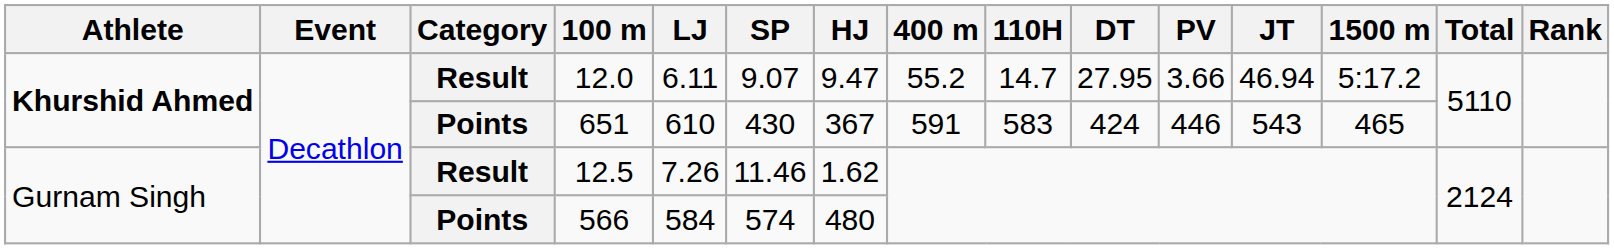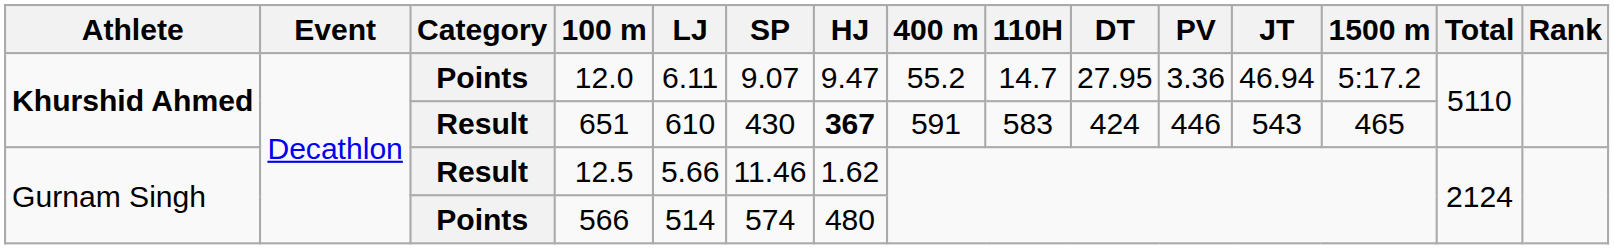(482, 77) Result -> (482, 77) Points
(1196, 77) 3.66 -> (1196, 77) 3.36
(482, 124) Points -> (482, 124) Result
(850, 124) normal -> (850, 124) bold
(690, 172) 7.26 -> (690, 172) 5.66
(690, 219) 584 -> (690, 219) 514
